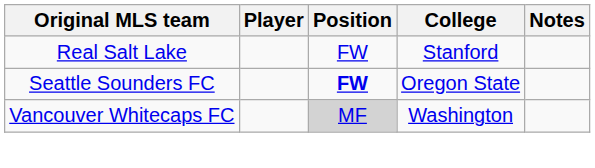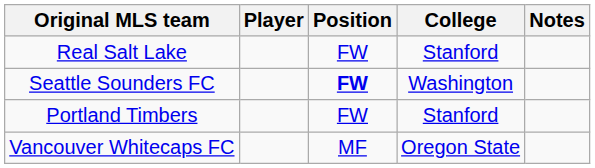(461, 83) Oregon State -> (461, 83) Washington
+ row: (122, 115)
(352, 115) lightgrey background -> (352, 147) no background
(461, 115) Washington -> (461, 147) Oregon State
